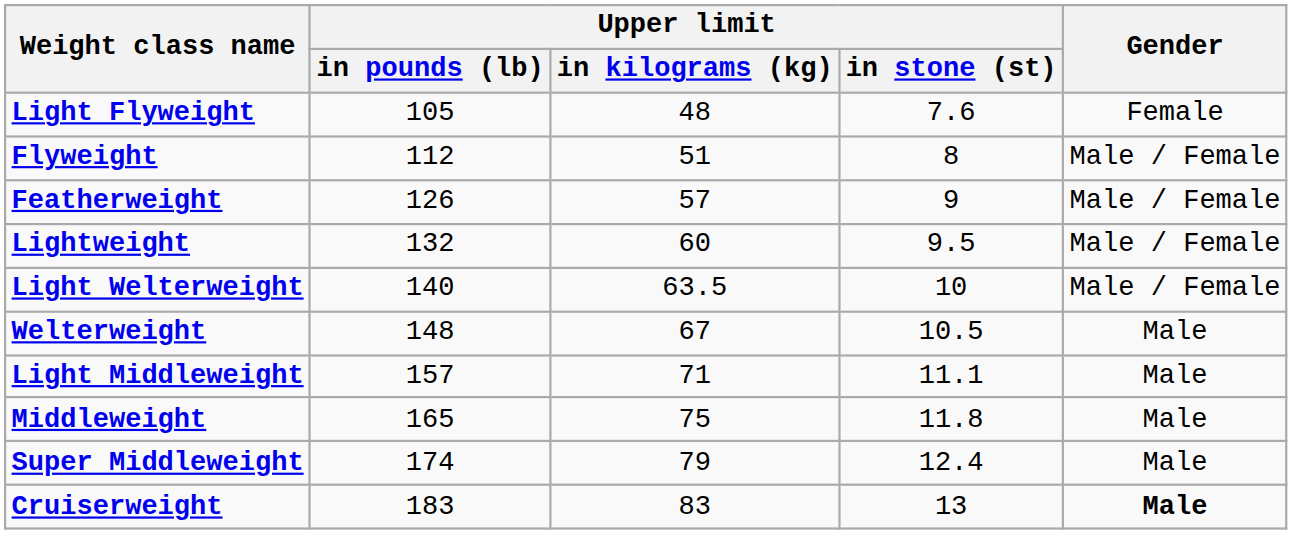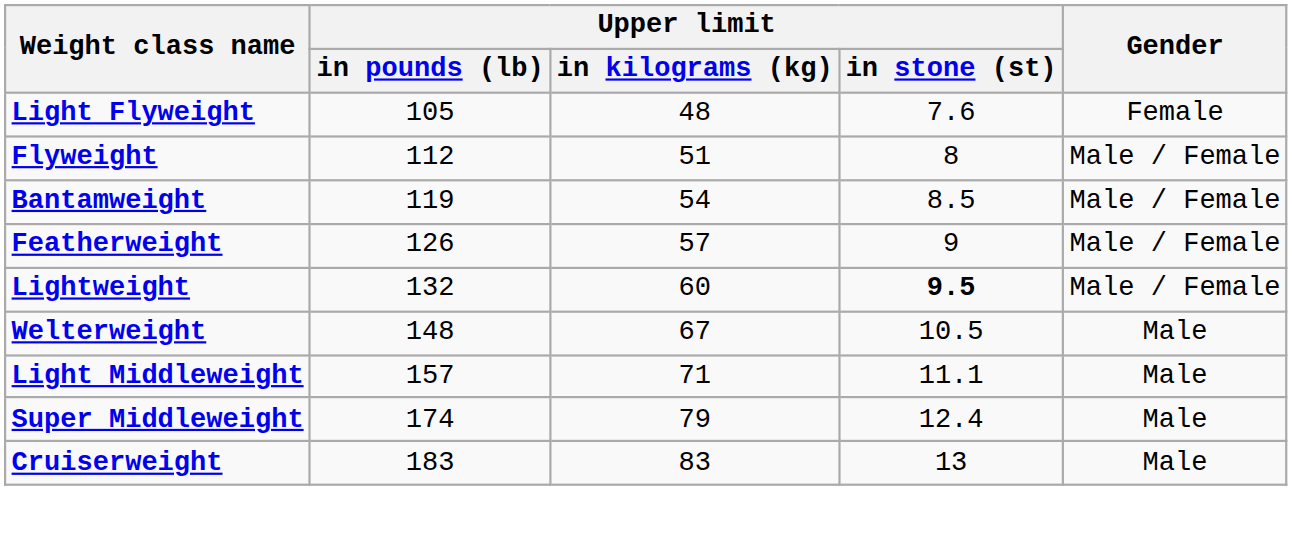+ row: (109, 202)
(951, 246) normal -> (951, 289) bold
- row: (158, 289)
- row: (109, 420)
(1175, 508) bold -> (1175, 464) normal
